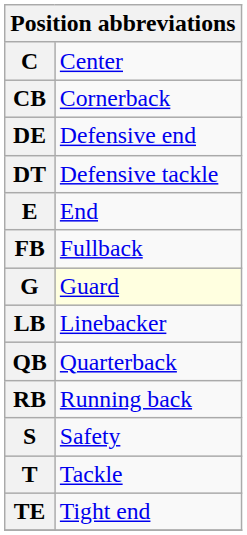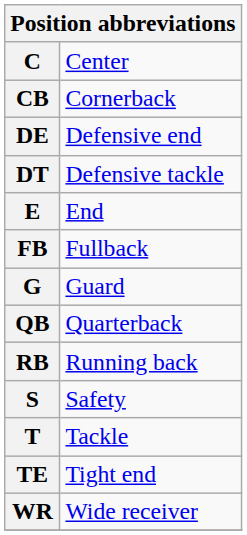(89, 286) lightyellow background -> (95, 286) no background
- row: (30, 323)
+ row: (32, 511)
